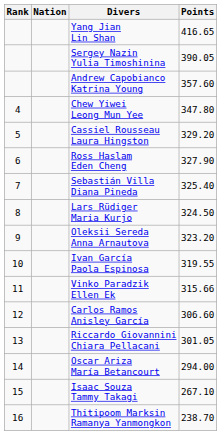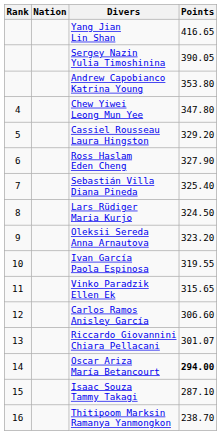(198, 84) 357.60 -> (198, 84) 353.80
(198, 289) 315.66 -> (198, 289) 315.65
(198, 341) 301.05 -> (198, 341) 301.07
(198, 366) normal -> (198, 366) bold
(198, 392) 267.10 -> (198, 392) 287.10
